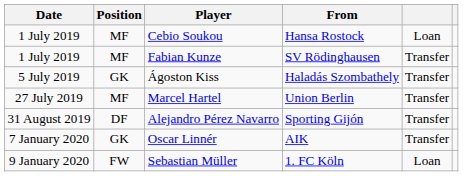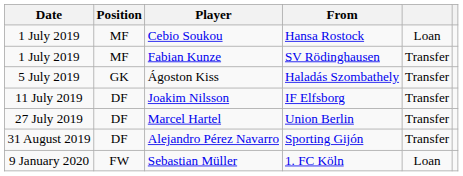+ row: (188, 98)
(119, 98) MF -> (119, 118) DF
- row: (182, 139)
